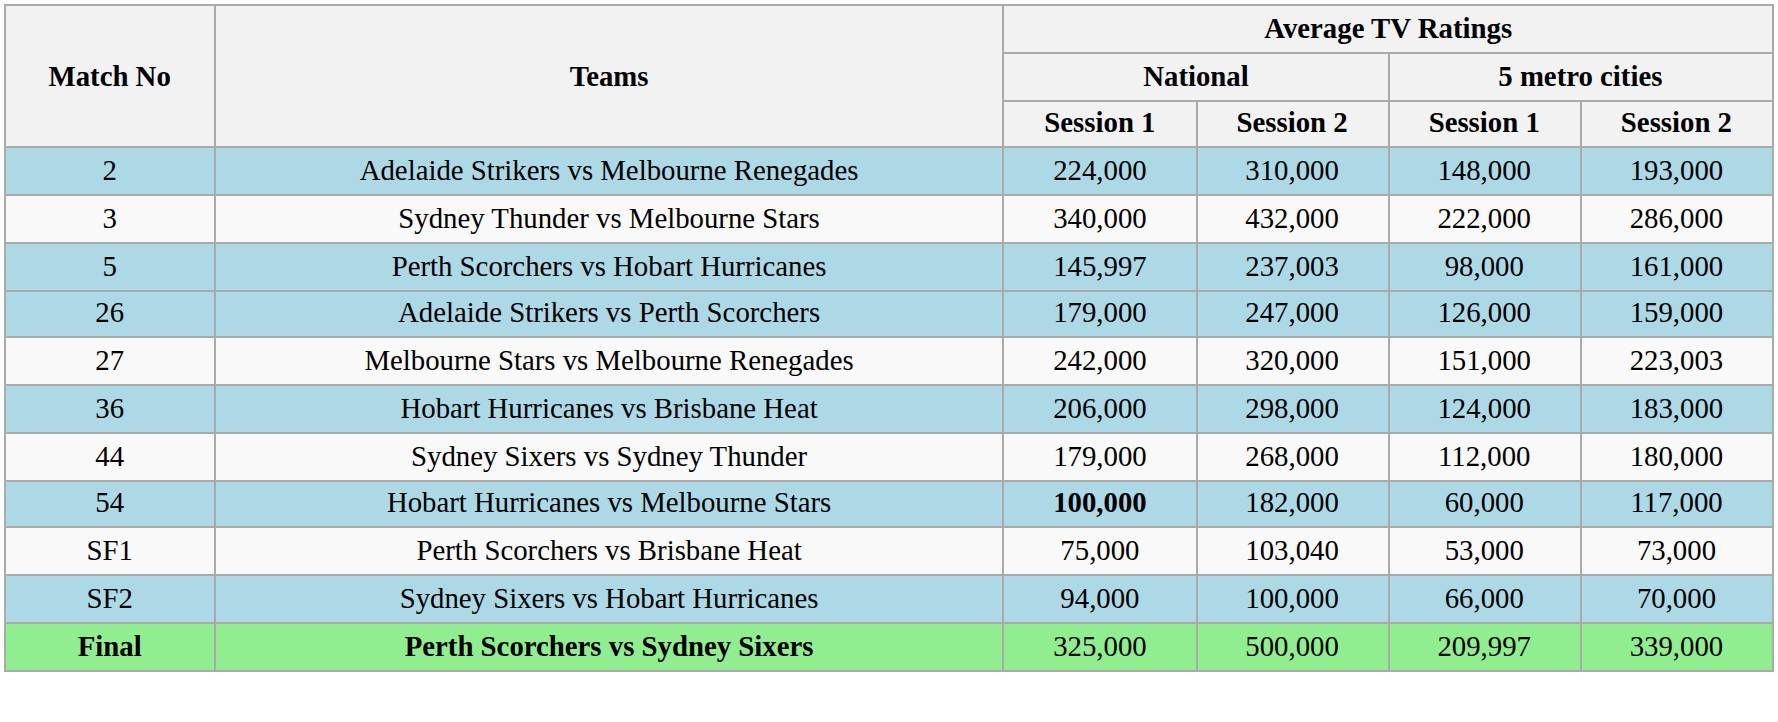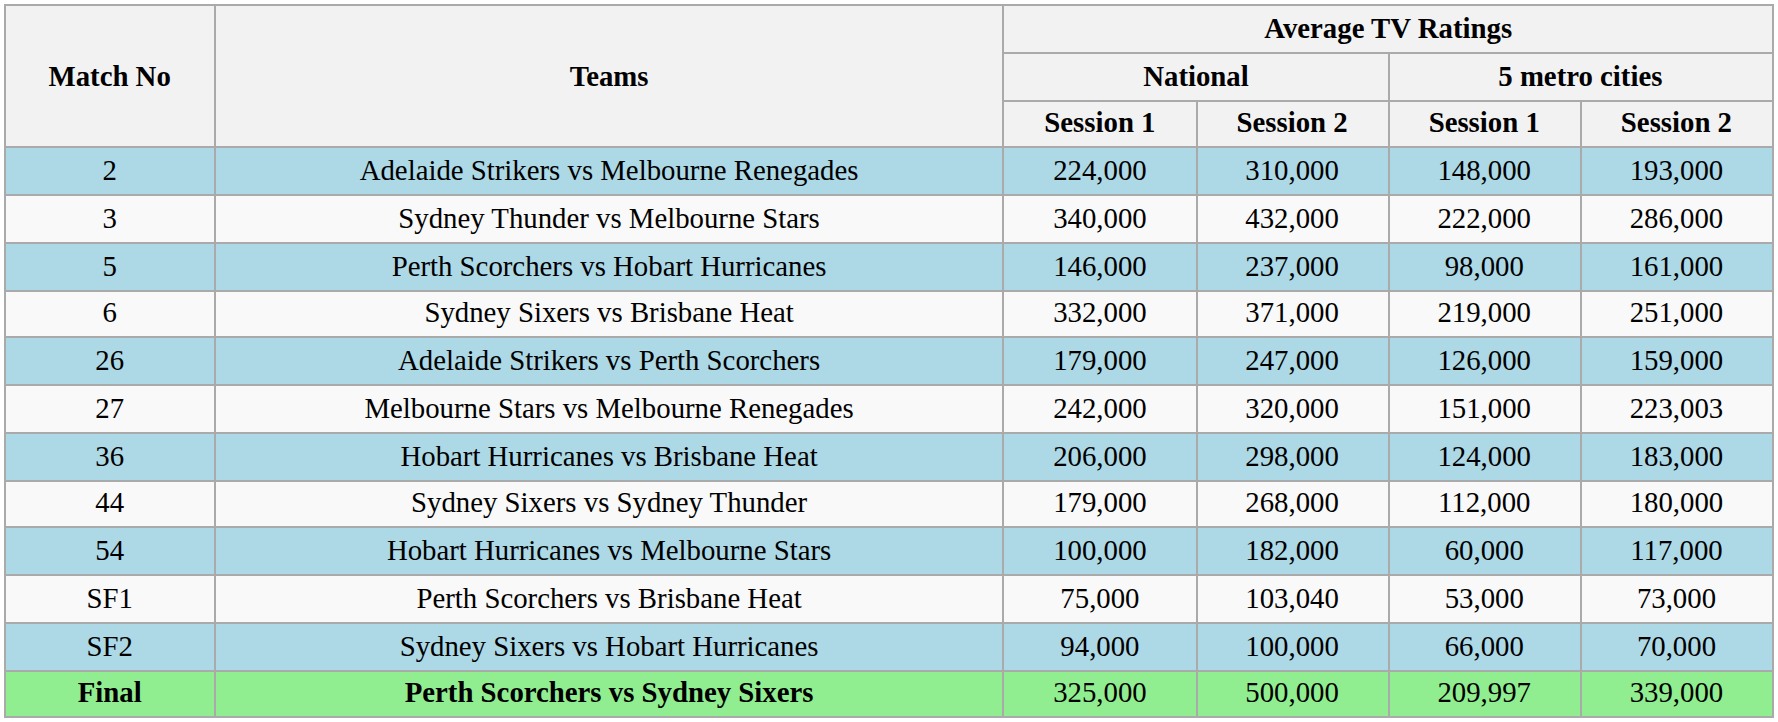(1100, 266) 145,997 -> (1100, 266) 146,000
(1292, 266) 237,003 -> (1292, 266) 237,000
+ row: (609, 313)
(1100, 503) bold -> (1100, 551) normal
